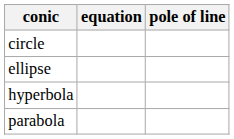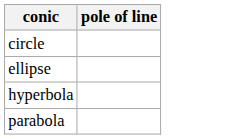- column: (111, 17)
